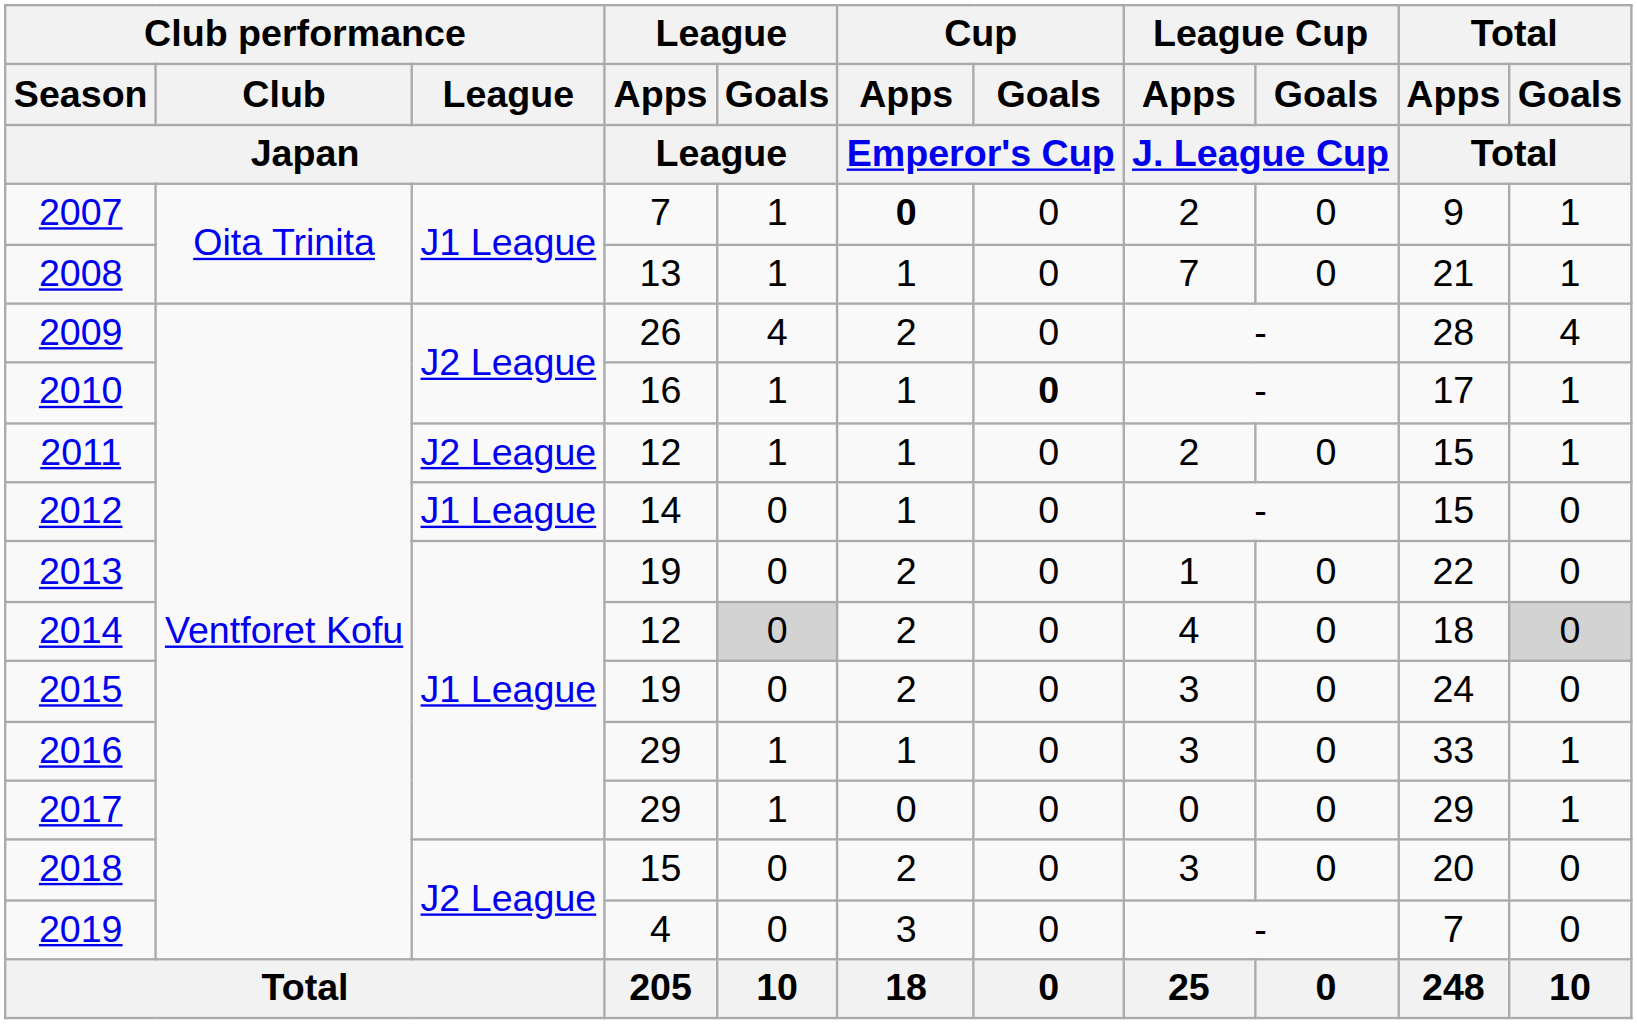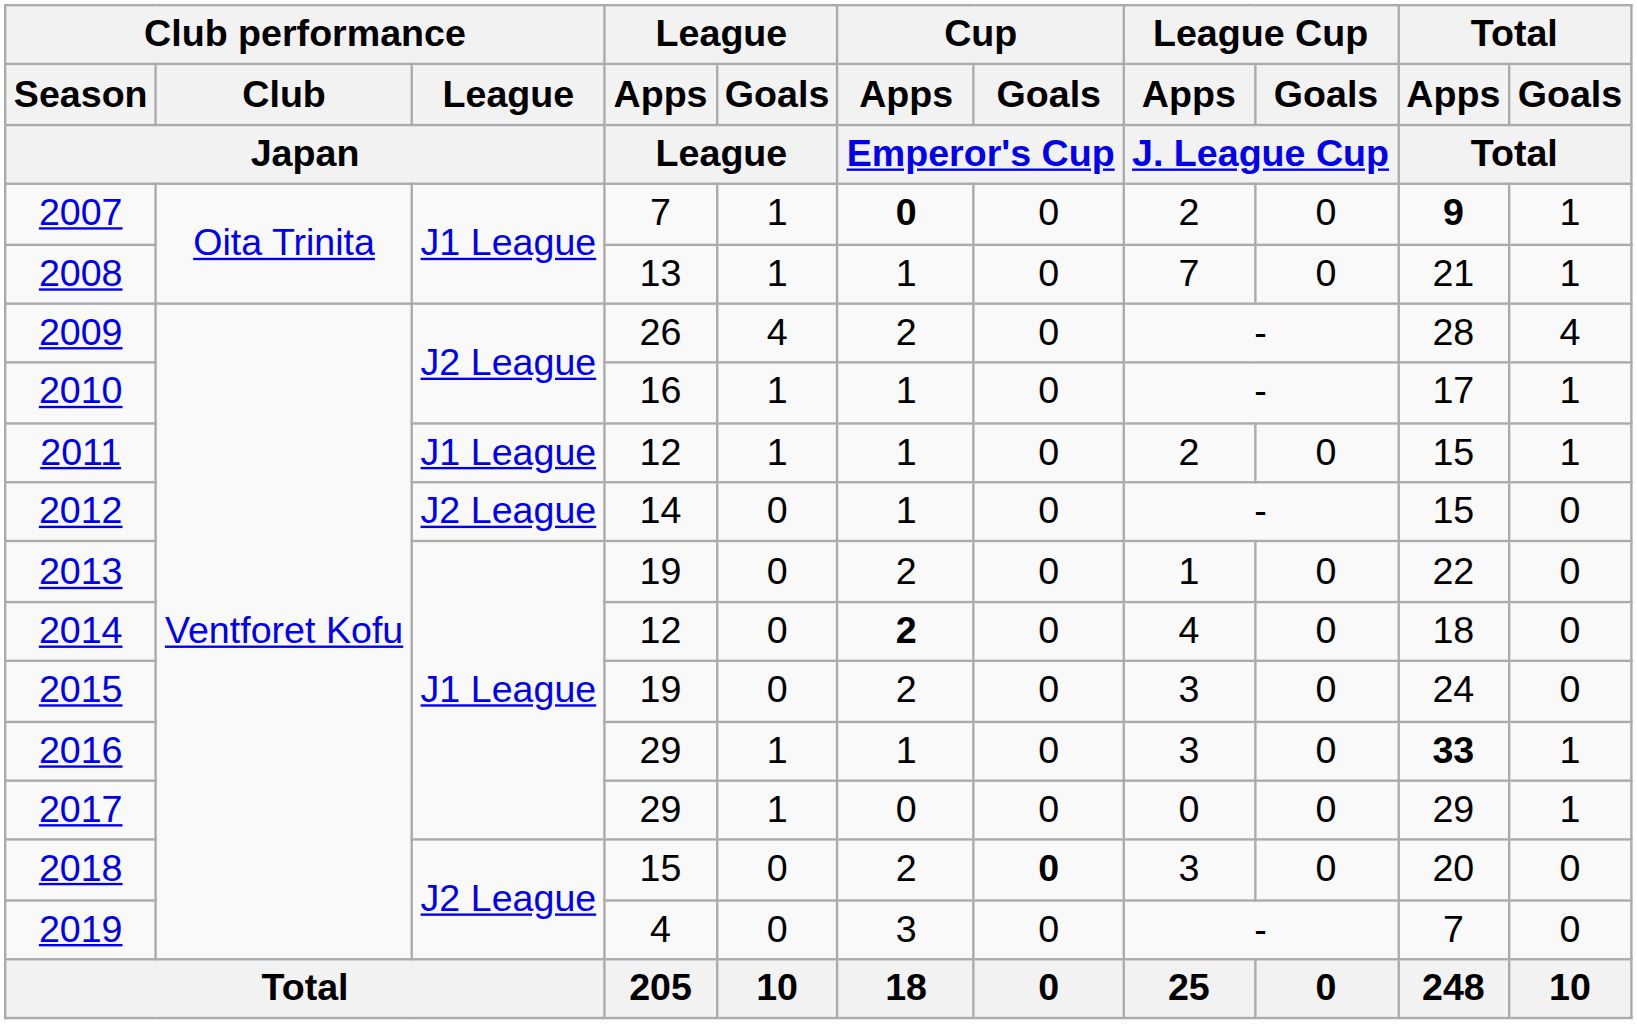(1453, 213) normal -> (1453, 213) bold
(1049, 392) bold -> (1049, 392) normal
(508, 451) J2 League -> (508, 451) J1 League
(508, 511) J1 League -> (508, 511) J2 League
(777, 630) lightgrey background -> (777, 630) no background
(906, 630) normal -> (906, 630) bold
(1570, 630) lightgrey background -> (1570, 630) no background
(1453, 749) normal -> (1453, 749) bold
(1049, 869) normal -> (1049, 869) bold
